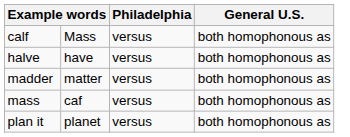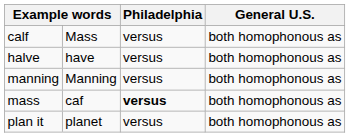+ row: (33, 79)
- row: (30, 79)
(132, 100) normal -> (145, 100) bold
